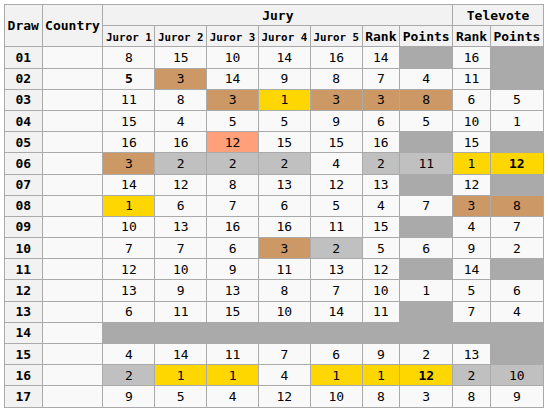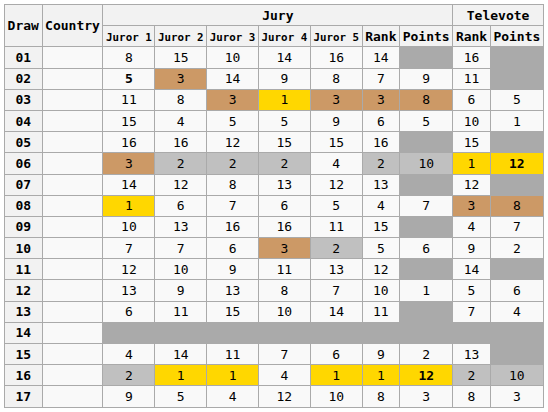(426, 79) 4 -> (426, 79) 9
(233, 142) lightsalmon background -> (233, 142) no background
(426, 163) 11 -> (426, 163) 10
(517, 396) 9 -> (517, 396) 3
